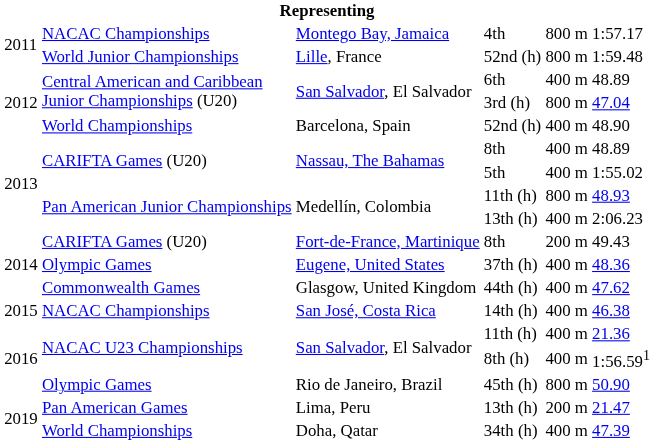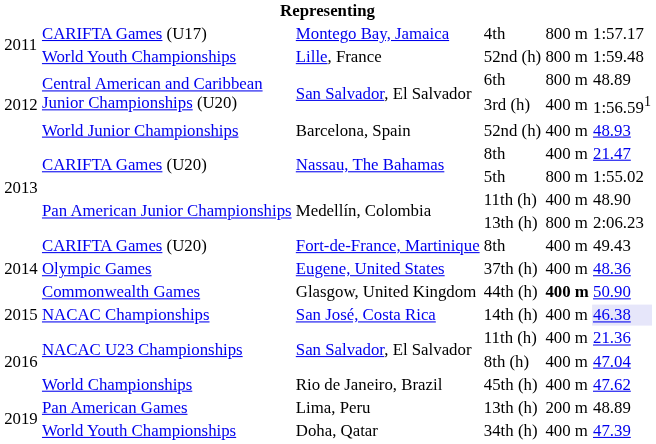(126, 33) NACAC Championships -> (124, 33) CARIFTA Games (U17)
(140, 56) World Junior Championships -> (139, 56) World Youth Championships
(567, 79) 400 m -> (567, 79) 800 m
(567, 102) 800 m -> (567, 105) 400 m
(611, 102) 47.04 -> (622, 105) 1:56.591
(117, 126) World Championships -> (140, 130) World Junior Championships
(611, 126) 48.90 -> (612, 130) 48.93
(611, 149) 48.89 -> (612, 153) 21.47
(567, 172) 400 m -> (567, 176) 800 m
(567, 195) 800 m -> (567, 199) 400 m
(611, 195) 48.93 -> (612, 199) 48.90
(567, 218) 400 m -> (567, 223) 800 m
(567, 241) 200 m -> (567, 246) 400 m
(567, 287) normal -> (567, 292) bold
(611, 287) 47.62 -> (612, 292) 50.90
(611, 310) no background -> (612, 315) lavender background
(621, 359) 1:56.591 -> (612, 361) 47.04
(97, 384) Olympic Games -> (117, 384) World Championships
(567, 384) 800 m -> (567, 384) 400 m
(611, 384) 50.90 -> (612, 384) 47.62
(611, 407) 21.47 -> (612, 407) 48.89
(117, 430) World Championships -> (139, 430) World Youth Championships
